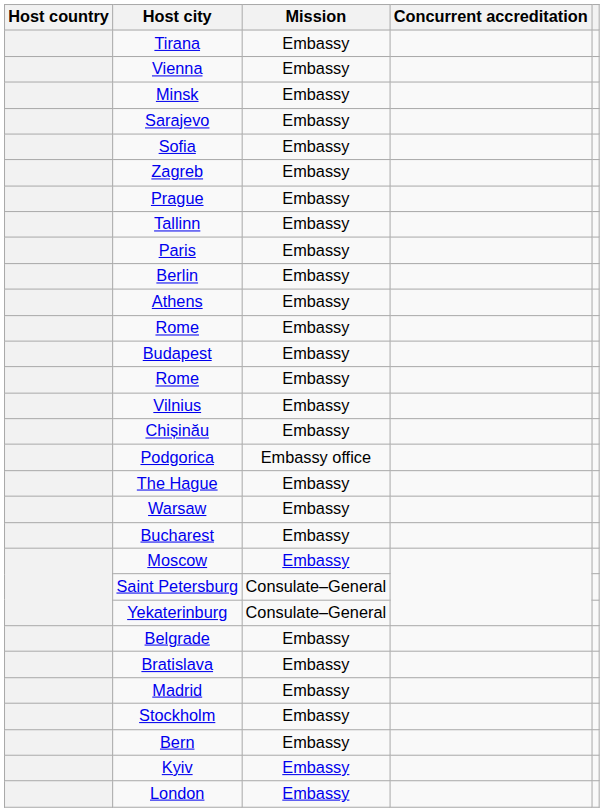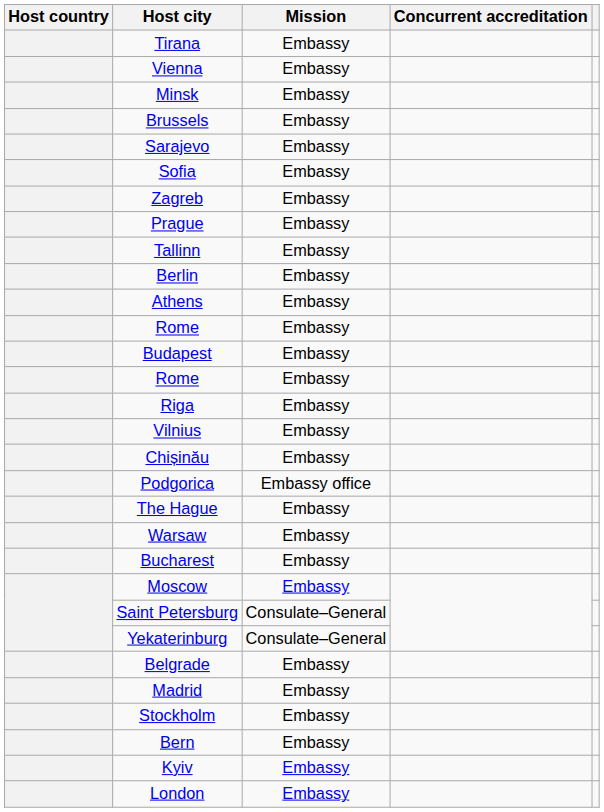+ row: (177, 120)
- row: (177, 250)
+ row: (177, 405)
- row: (177, 664)
